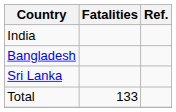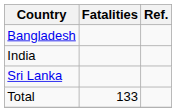rows swapped: (21, 35) <-> (42, 55)
